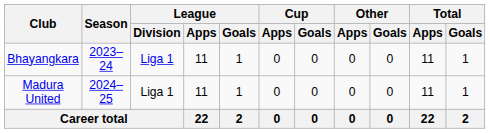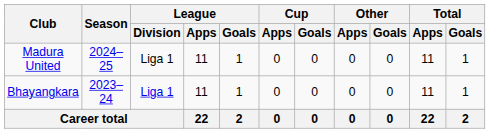rows swapped: (43, 59) <-> (43, 92)
